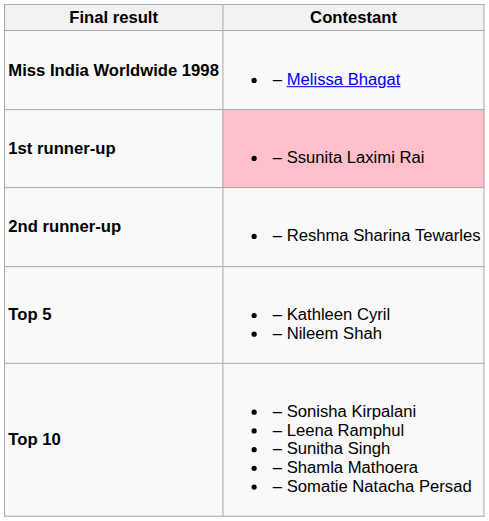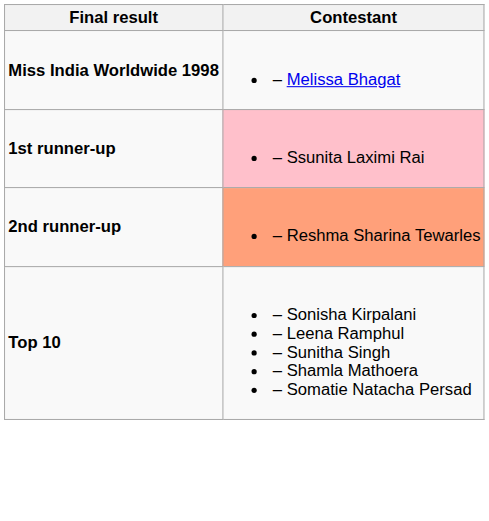(354, 236) no background -> (354, 236) lightsalmon background
- row: (30, 314)
